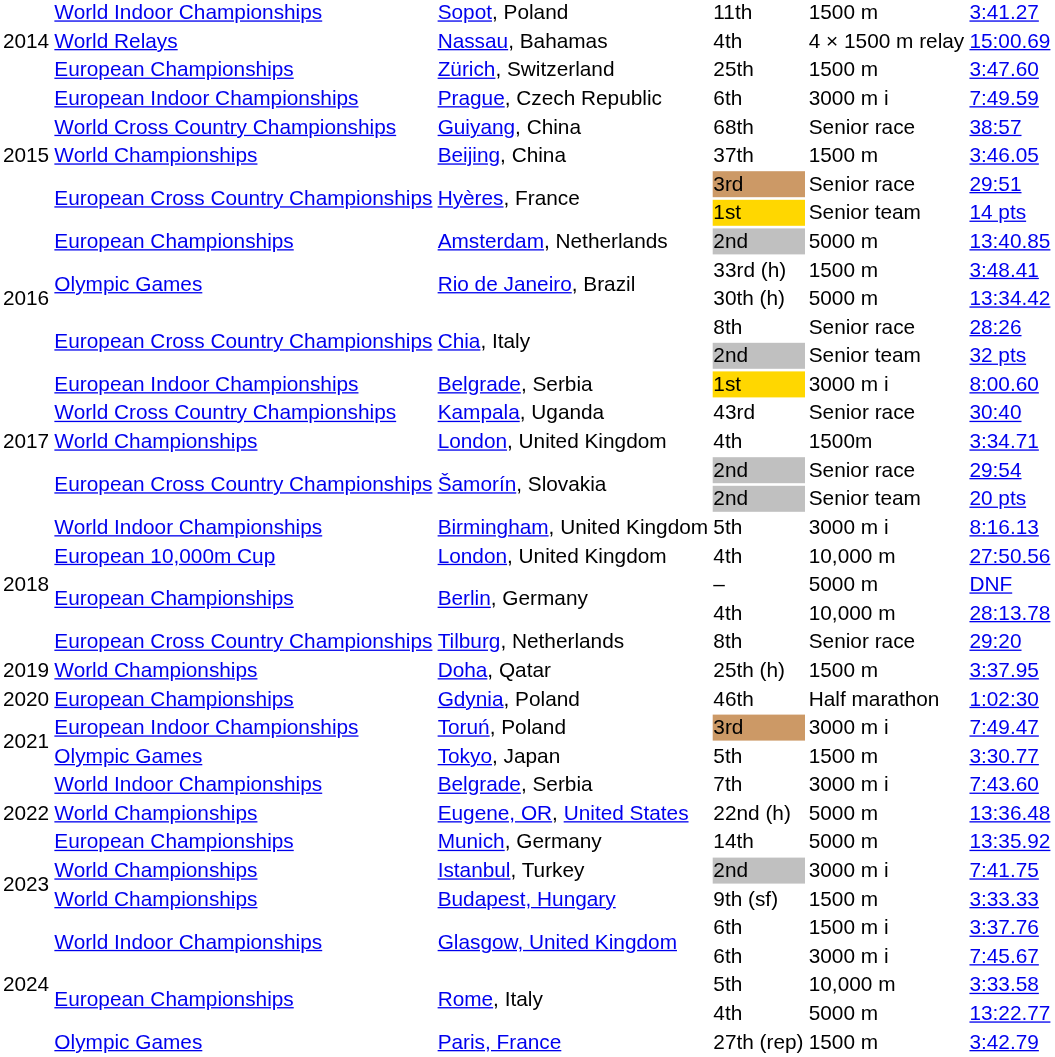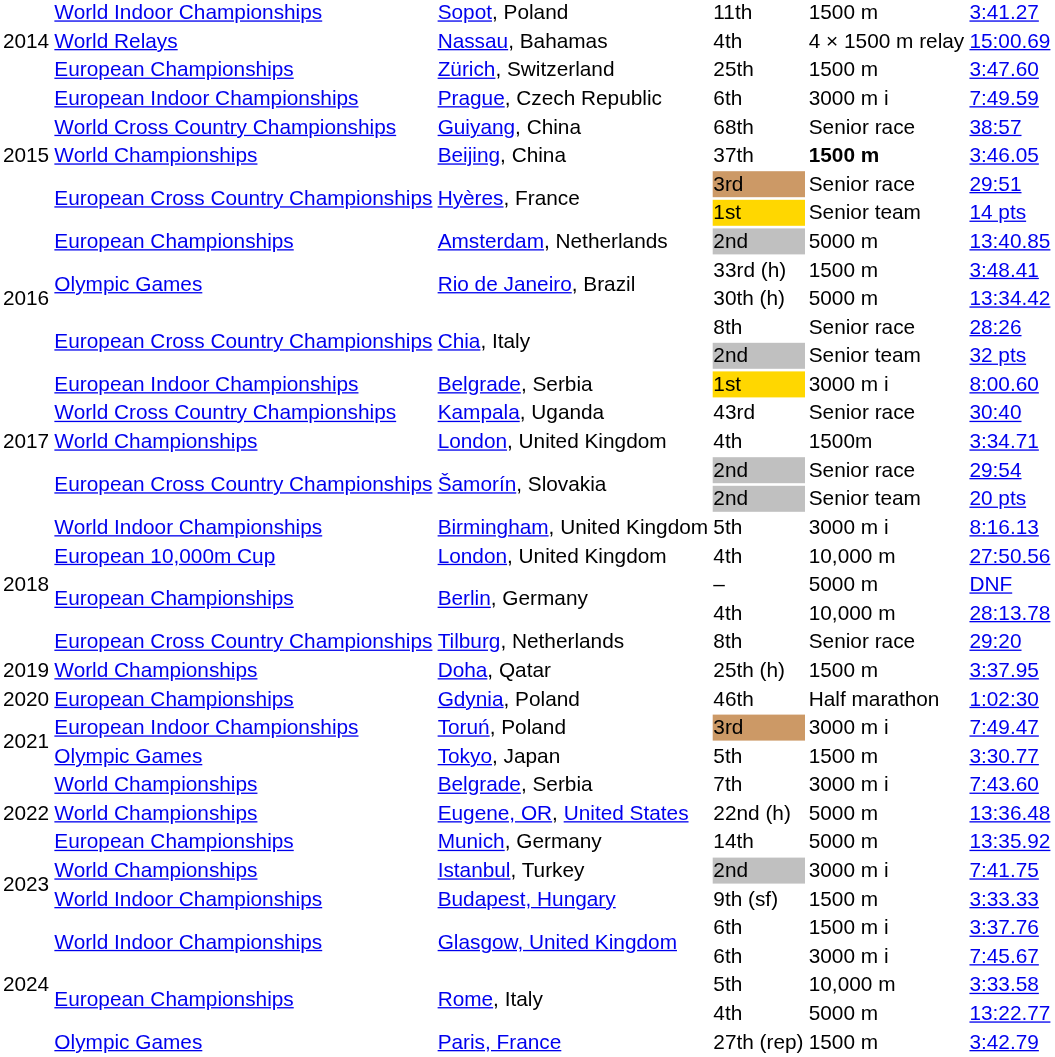(843, 155) normal -> (844, 155) bold
(188, 784) World Indoor Championships -> (156, 784) World Championships
(156, 899) World Championships -> (188, 899) World Indoor Championships
